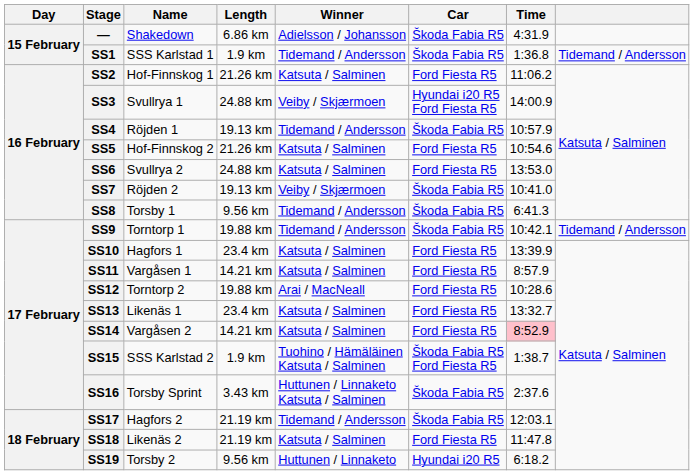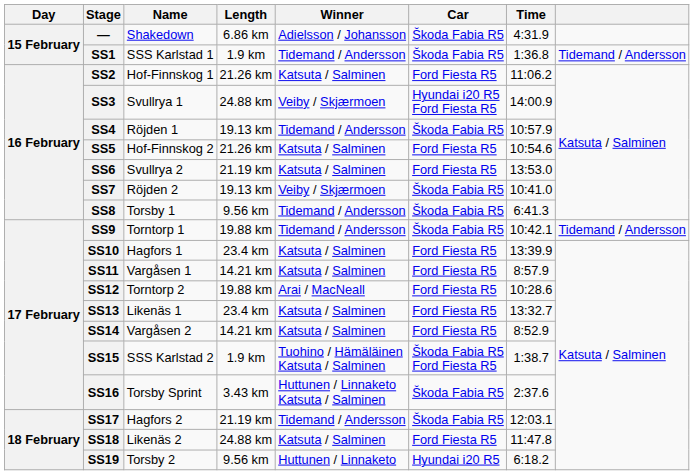(246, 169) 24.88 km -> (246, 169) 21.19 km
(531, 331) pink background -> (531, 331) no background
(246, 439) 21.19 km -> (246, 439) 24.88 km
